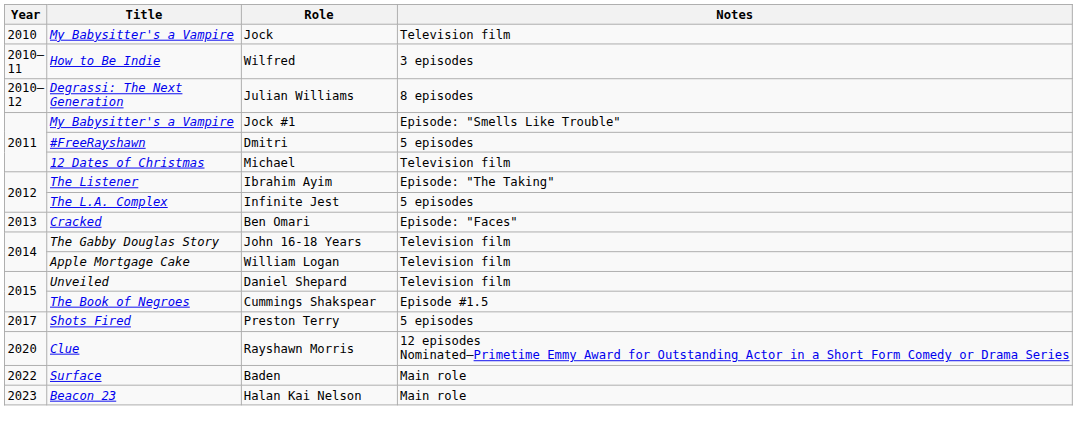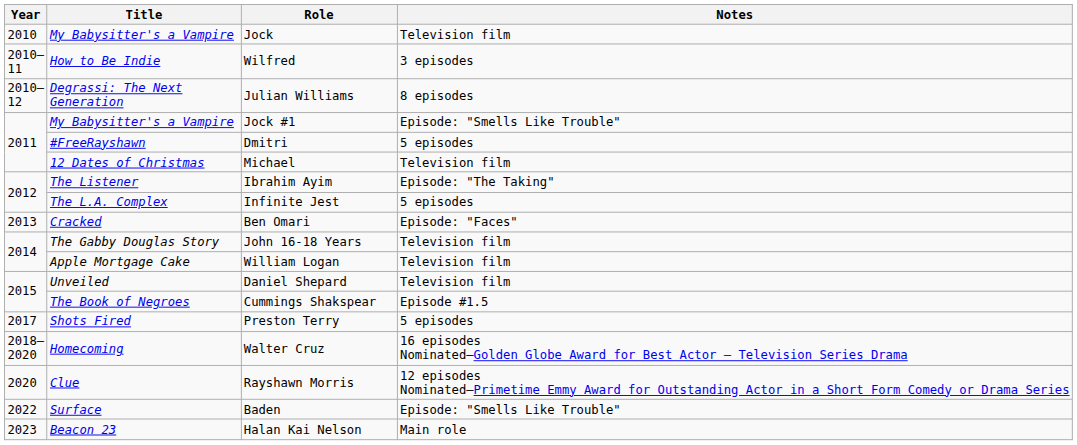+ row: (284, 348)
(433, 375) Main role -> (510, 409) Episode: "Smells Like Trouble"
